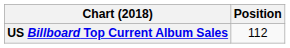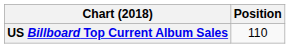(258, 33) 112 -> (258, 33) 110
